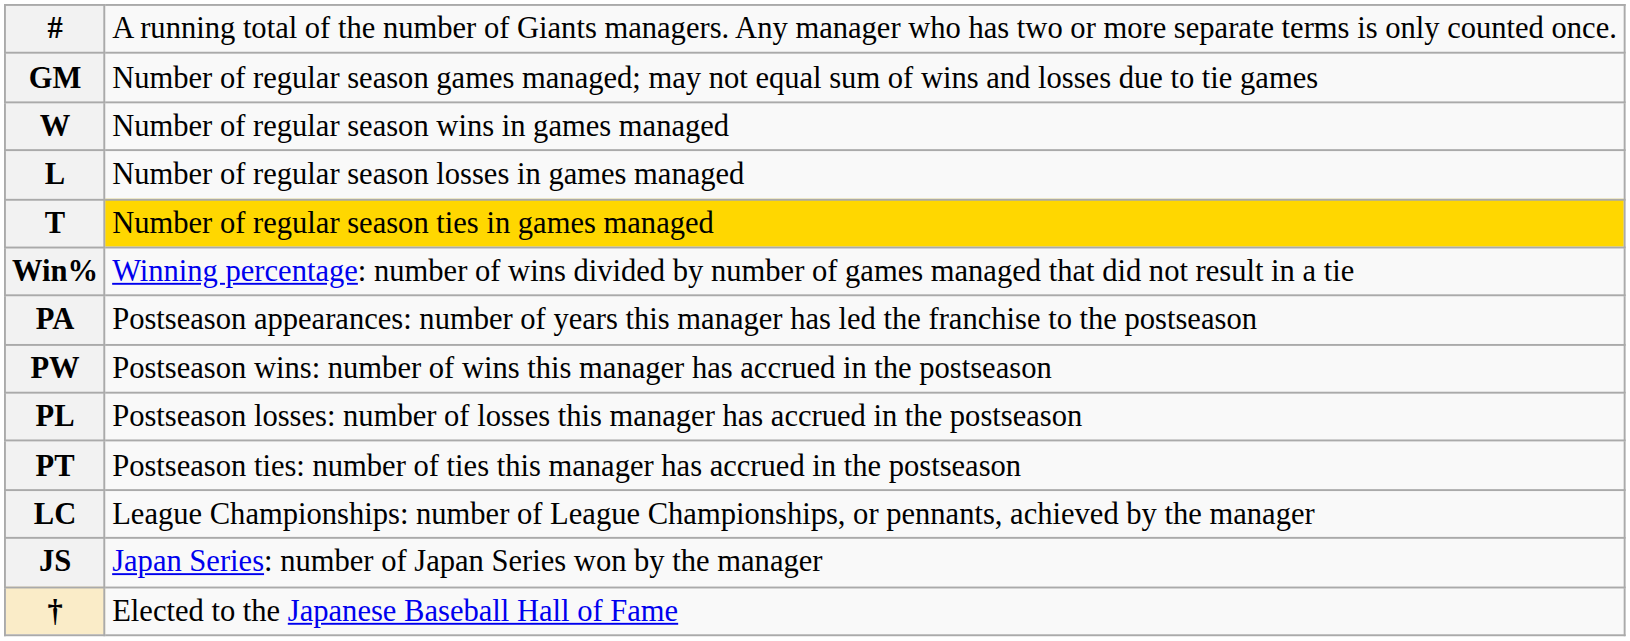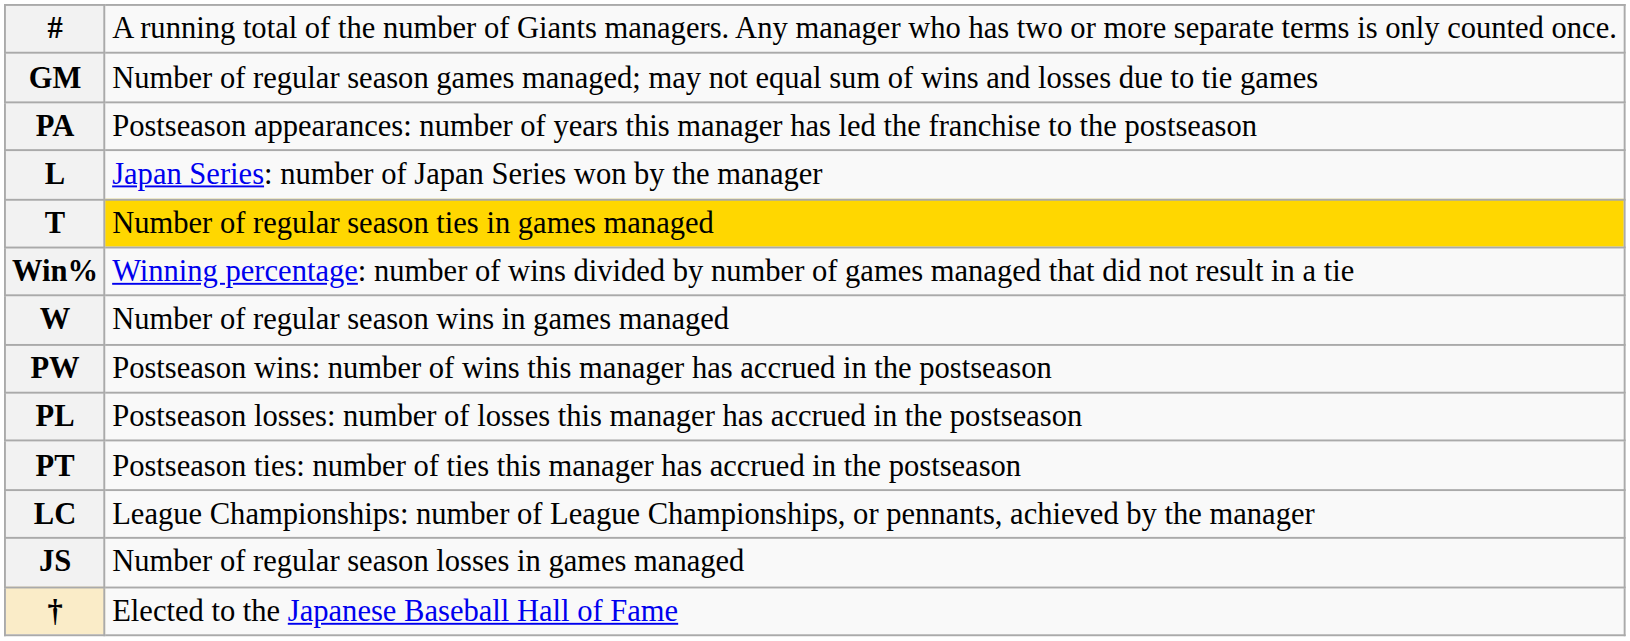rows swapped: (55, 125) <-> (55, 319)
(428, 174) Number of regular season losses in games managed -> (467, 174) Japan Series: number of Japan Series won by the manager
(467, 561) Japan Series: number of Japan Series won by the manager -> (428, 561) Number of regular season losses in games managed
